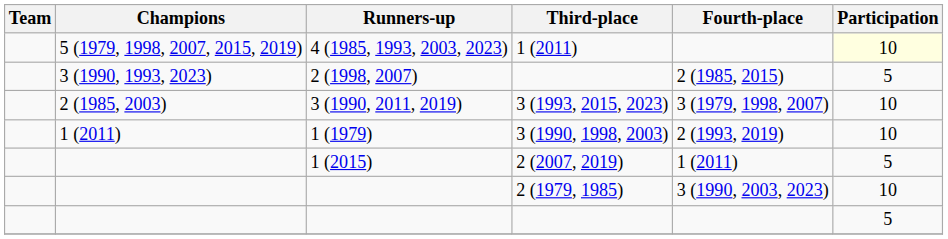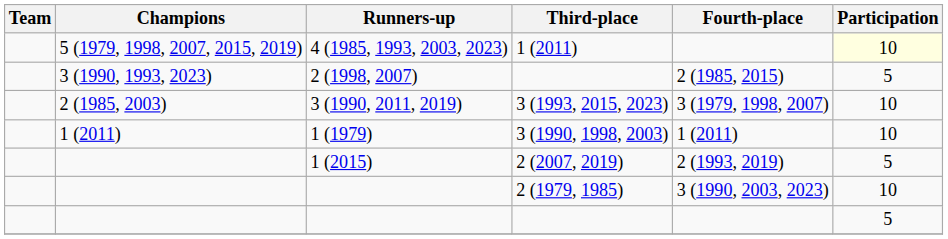(730, 133) 2 (1993, 2019) -> (707, 133) 1 (2011)
(707, 162) 1 (2011) -> (730, 162) 2 (1993, 2019)
